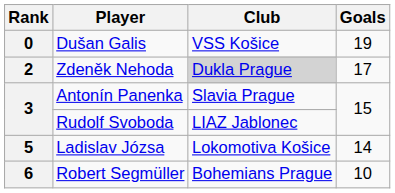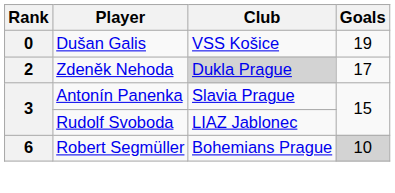- row: (110, 148)
(363, 174) no background -> (363, 148) lightgrey background
